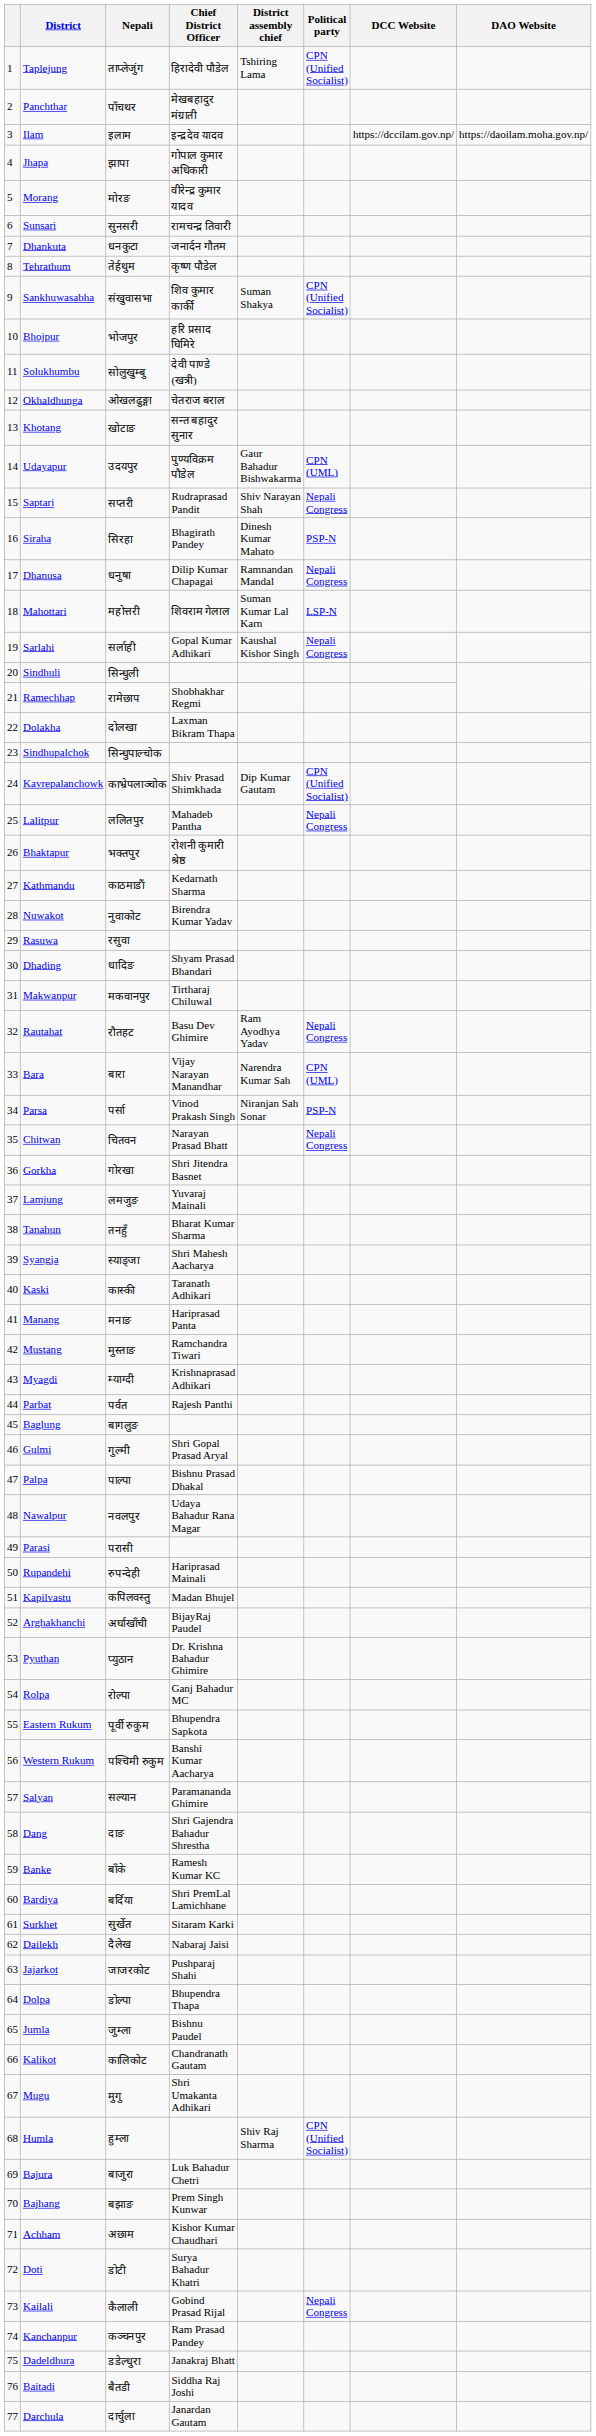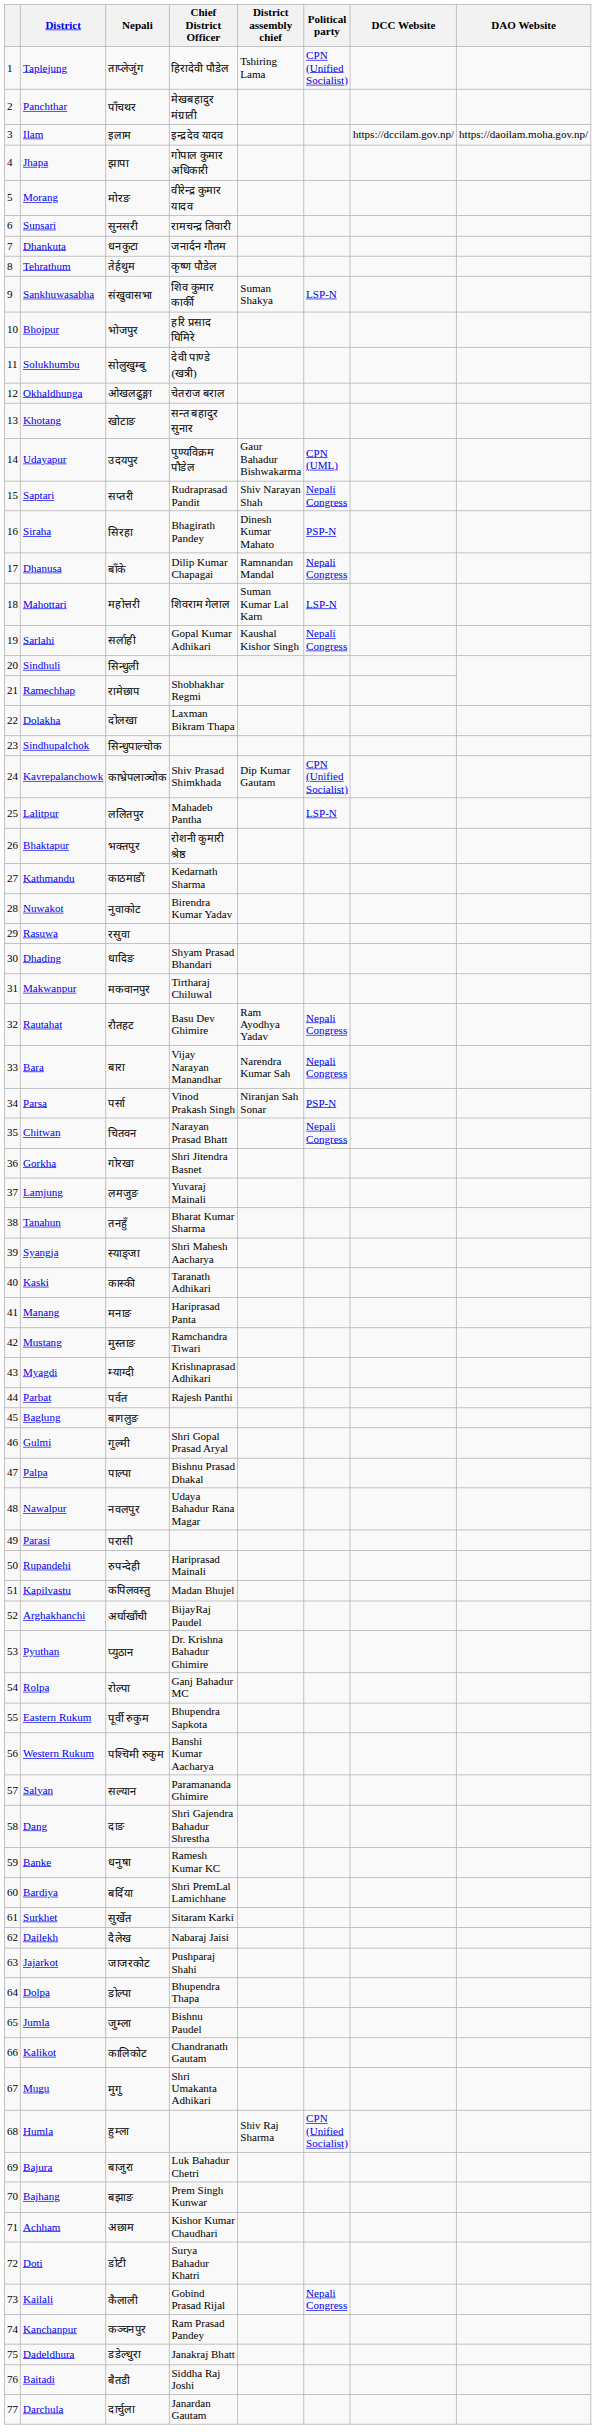(327, 297) CPN (Unified Socialist) -> (321, 294) LSP-N
(119, 575) धनुषा -> (117, 568) बाँके
(327, 820) Nepali Congress -> (321, 813) LSP-N
(322, 1074) CPN (UML) -> (327, 1067) Nepali Congress
(117, 1870) बाँके -> (119, 1863) धनुषा
